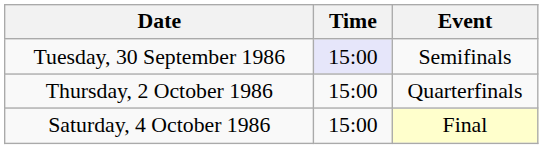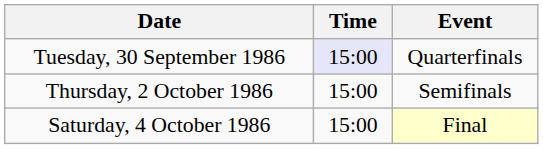(465, 56) Semifinals -> (465, 56) Quarterfinals
(465, 90) Quarterfinals -> (465, 90) Semifinals
